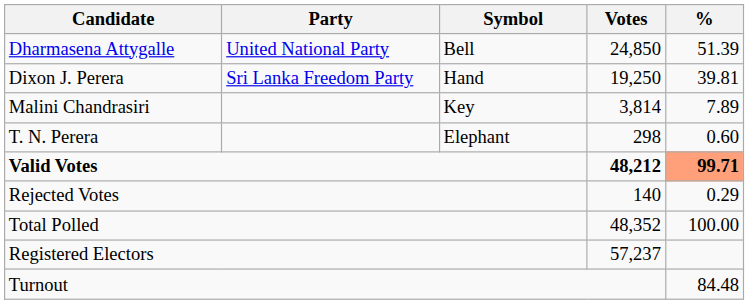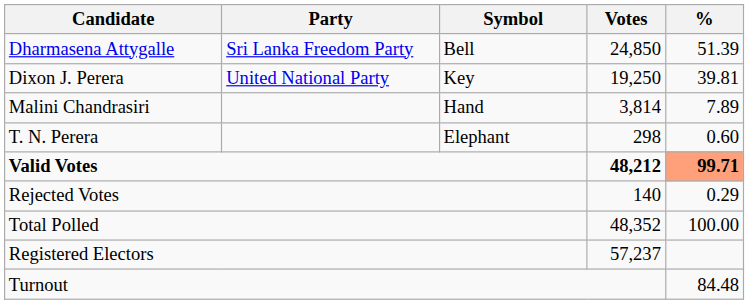(308, 48) United National Party -> (320, 48) Sri Lanka Freedom Party
(320, 78) Sri Lanka Freedom Party -> (308, 78) United National Party
(464, 78) Hand -> (459, 78) Key
(459, 107) Key -> (464, 107) Hand
